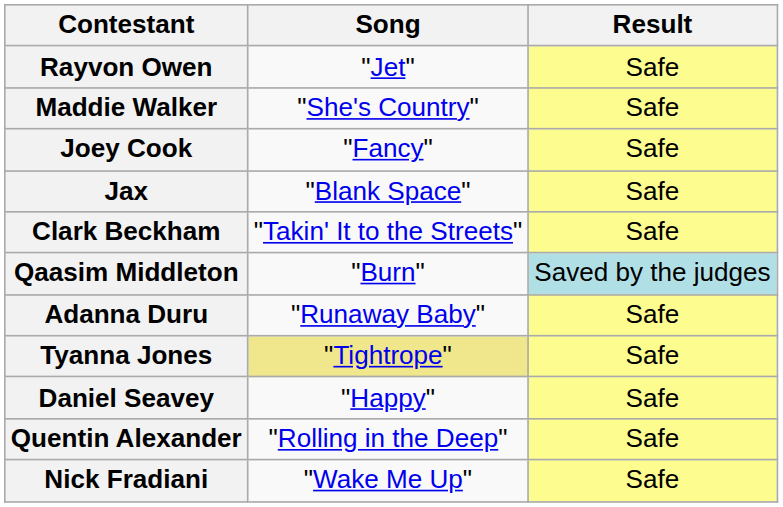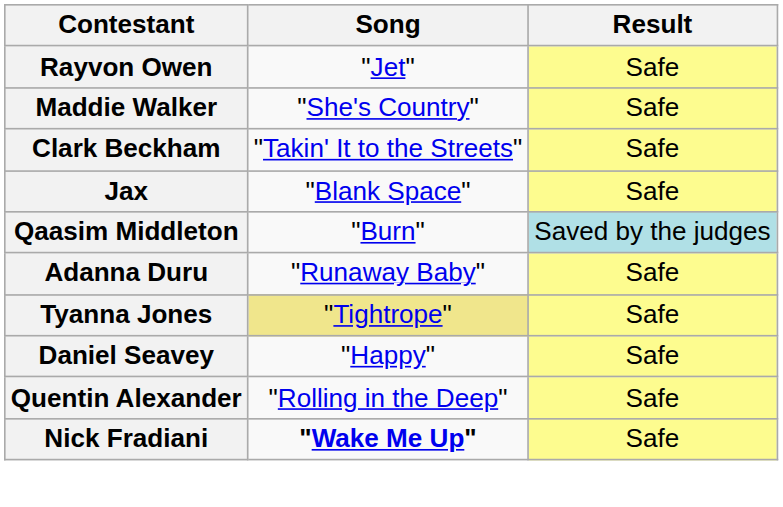- row: (126, 149)
rows swapped: (126, 231) <-> (126, 190)
(388, 480) normal -> (388, 438) bold
